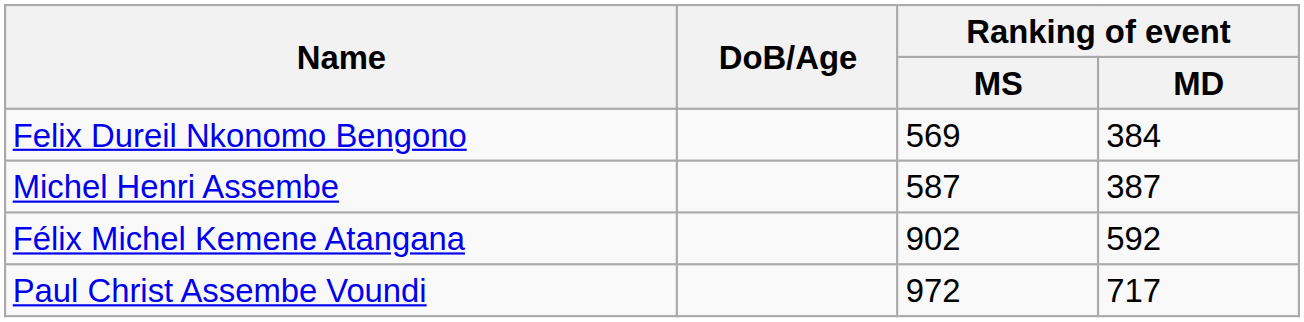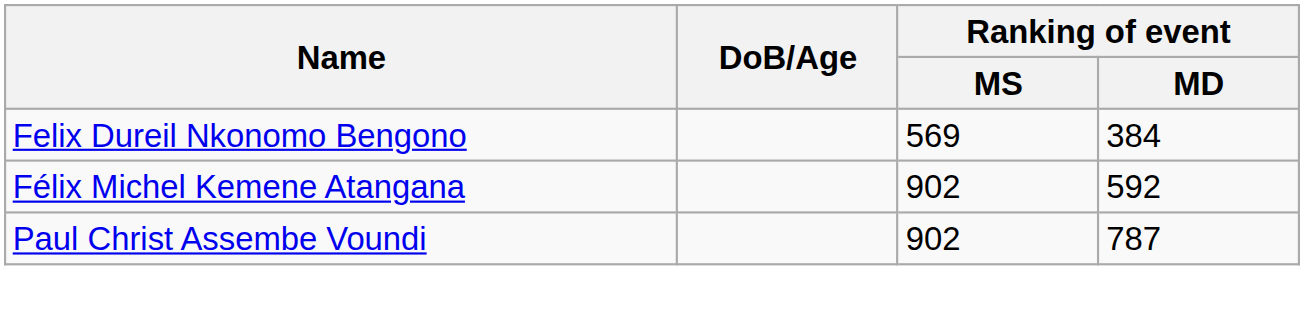- row: (176, 187)
(933, 291) 972 -> (933, 239) 902
(1134, 291) 717 -> (1134, 239) 787
